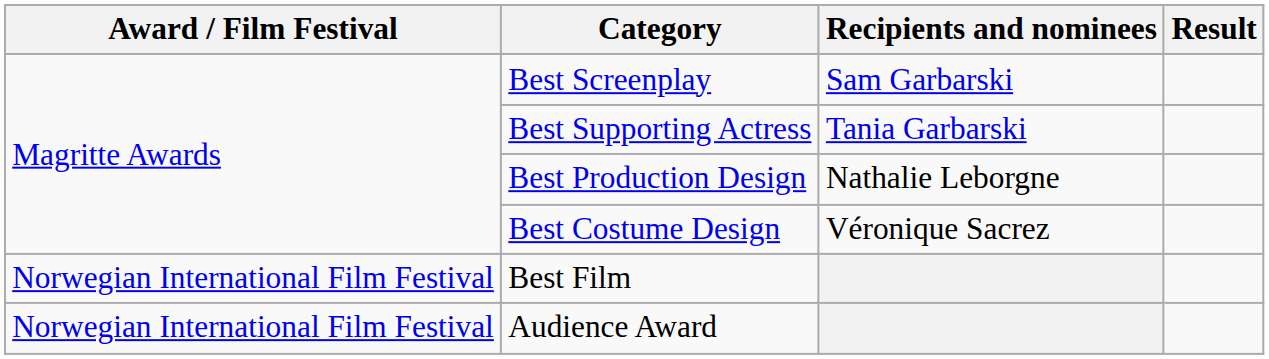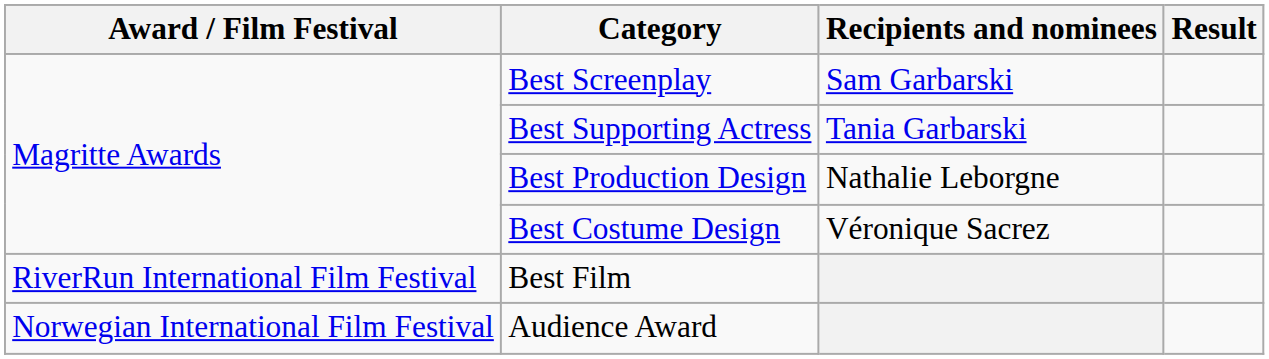(253, 278) Norwegian International Film Festival -> (244, 278) RiverRun International Film Festival
